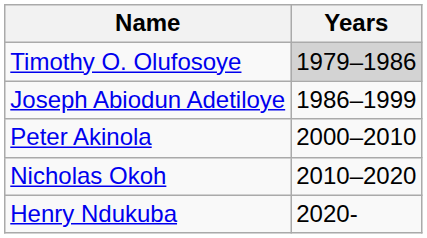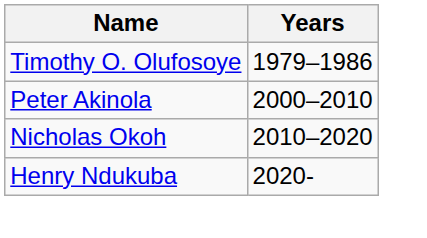(356, 61) lightgrey background -> (313, 61) no background
- row: (148, 99)
